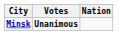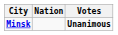columns swapped: (96, 11) <-> (56, 11)
